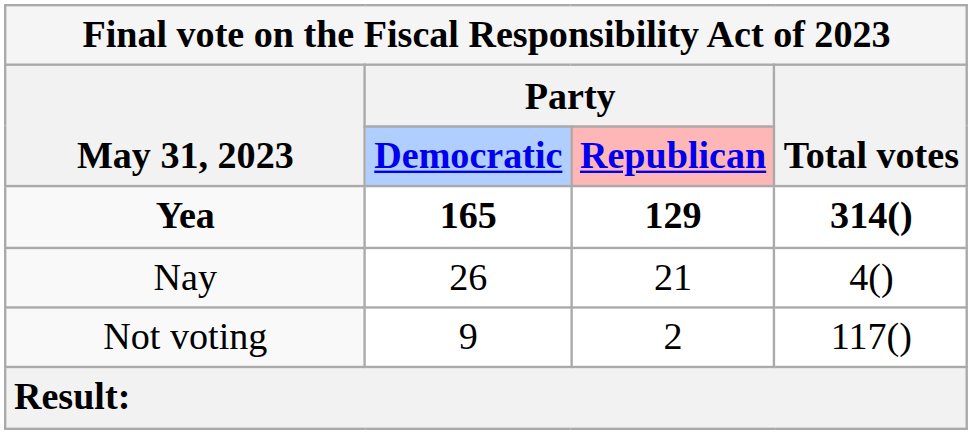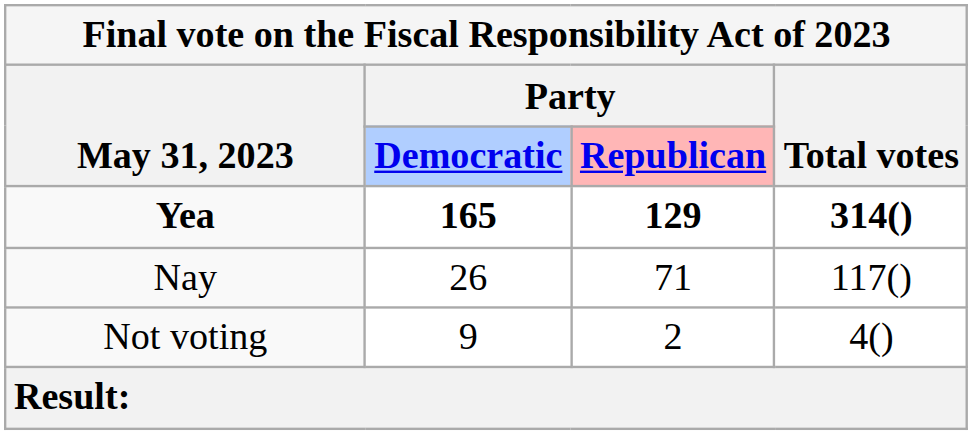(673, 276) 21 -> (673, 276) 71
(871, 276) 4() -> (871, 276) 117()
(871, 336) 117() -> (871, 336) 4()
